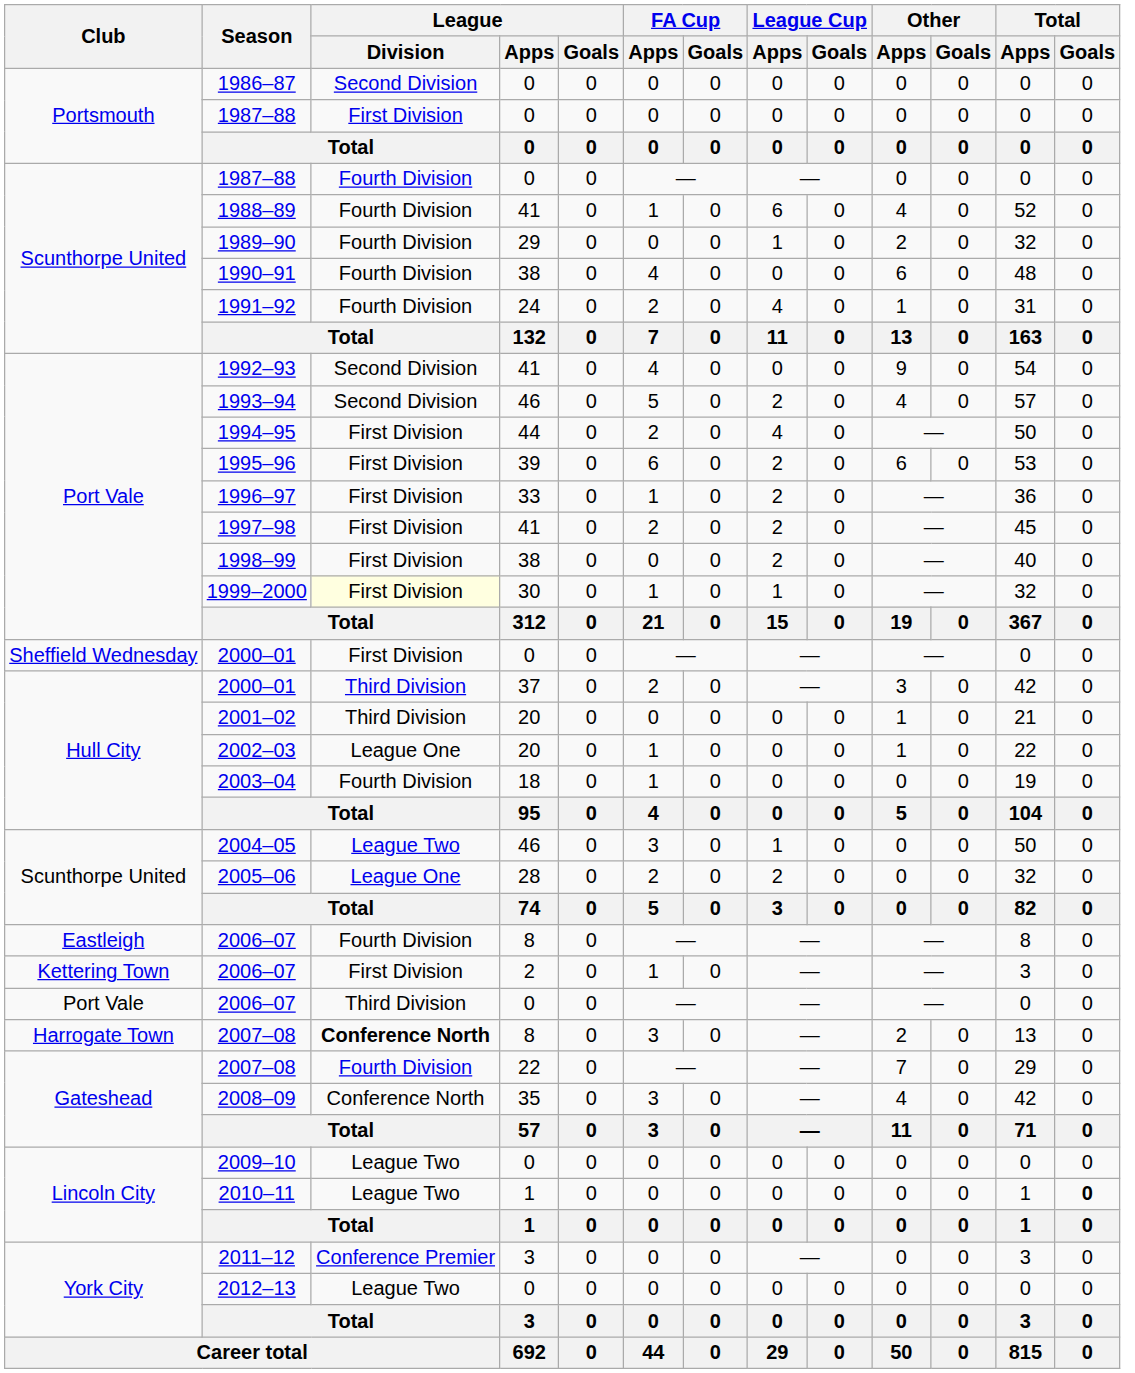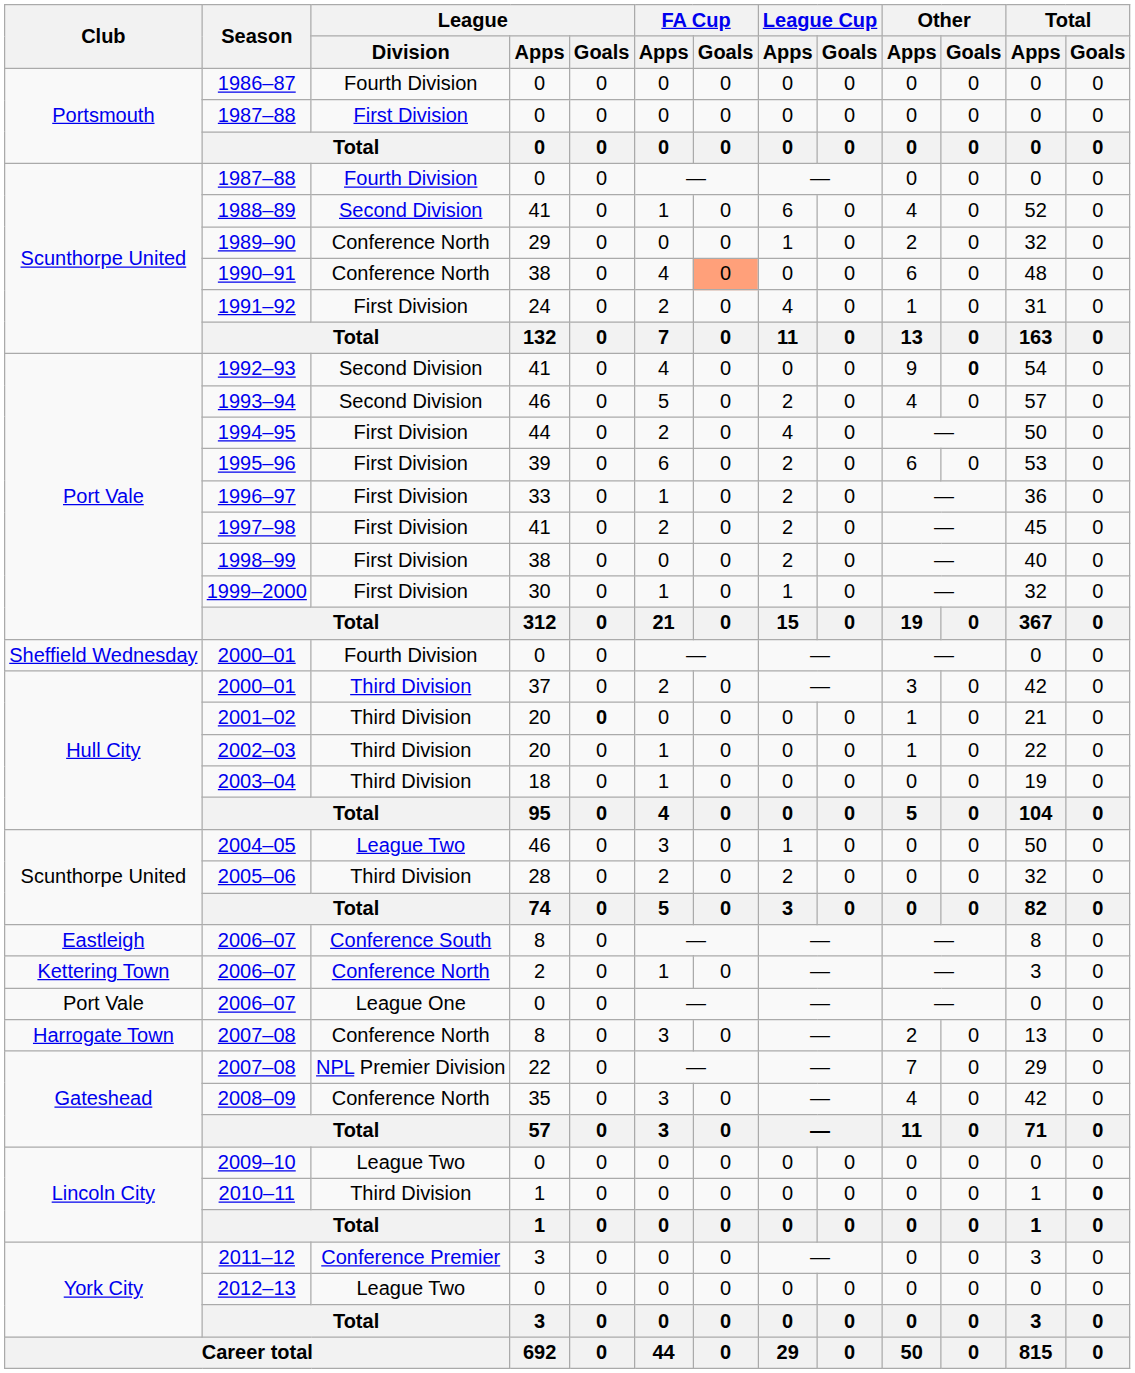(406, 83) Second Division -> (411, 83) Fourth Division
(406, 210) Fourth Division -> (411, 210) Second Division
(406, 242) Fourth Division -> (411, 242) Conference North
(406, 274) Fourth Division -> (411, 274) Conference North
(715, 274) no background -> (726, 274) lightsalmon background
(406, 305) Fourth Division -> (411, 305) First Division
(963, 369) normal -> (974, 369) bold
(406, 591) lightyellow background -> (411, 591) no background
(406, 654) First Division -> (411, 654) Fourth Division
(591, 718) normal -> (602, 718) bold
(406, 749) League One -> (411, 749) Third Division
(406, 781) Fourth Division -> (411, 781) Third Division
(406, 876) League One -> (411, 876) Third Division
(406, 940) Fourth Division -> (411, 940) Conference South
(406, 971) First Division -> (411, 971) Conference North
(406, 1003) Third Division -> (411, 1003) League One
(406, 1035) bold -> (411, 1035) normal
(406, 1067) Fourth Division -> (411, 1067) NPL Premier Division
(406, 1193) League Two -> (411, 1193) Third Division
